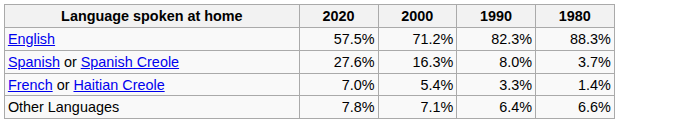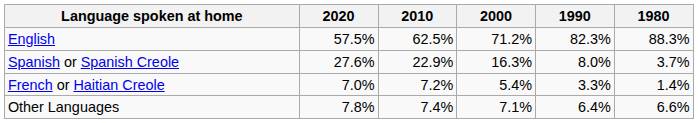+ column: (417, 16)
